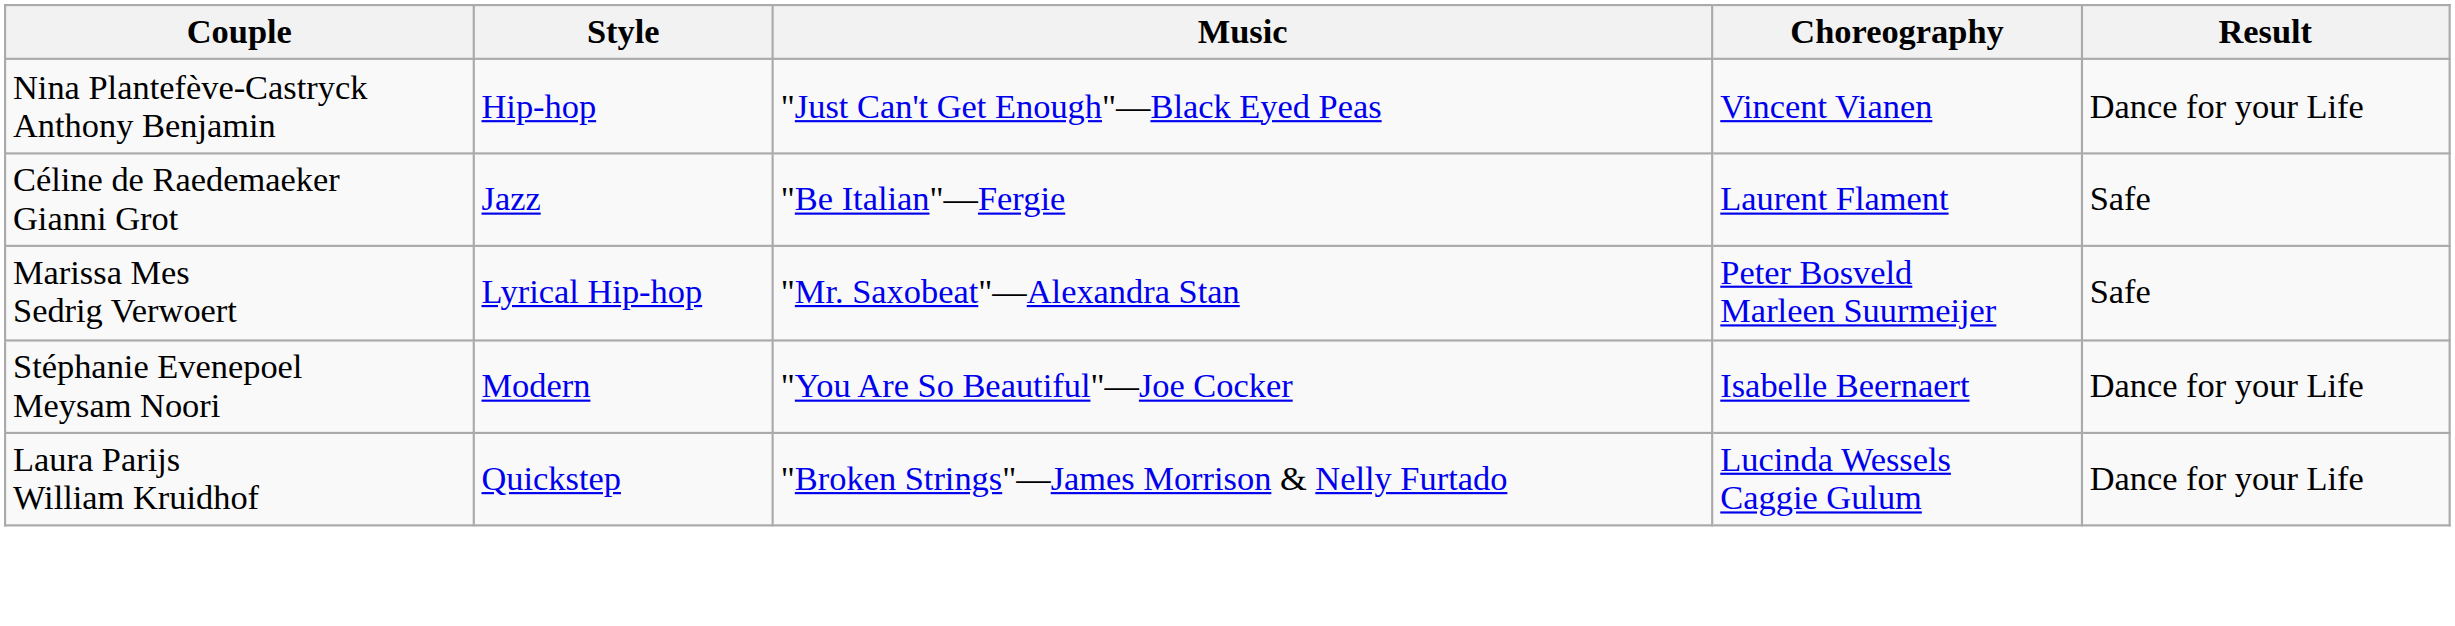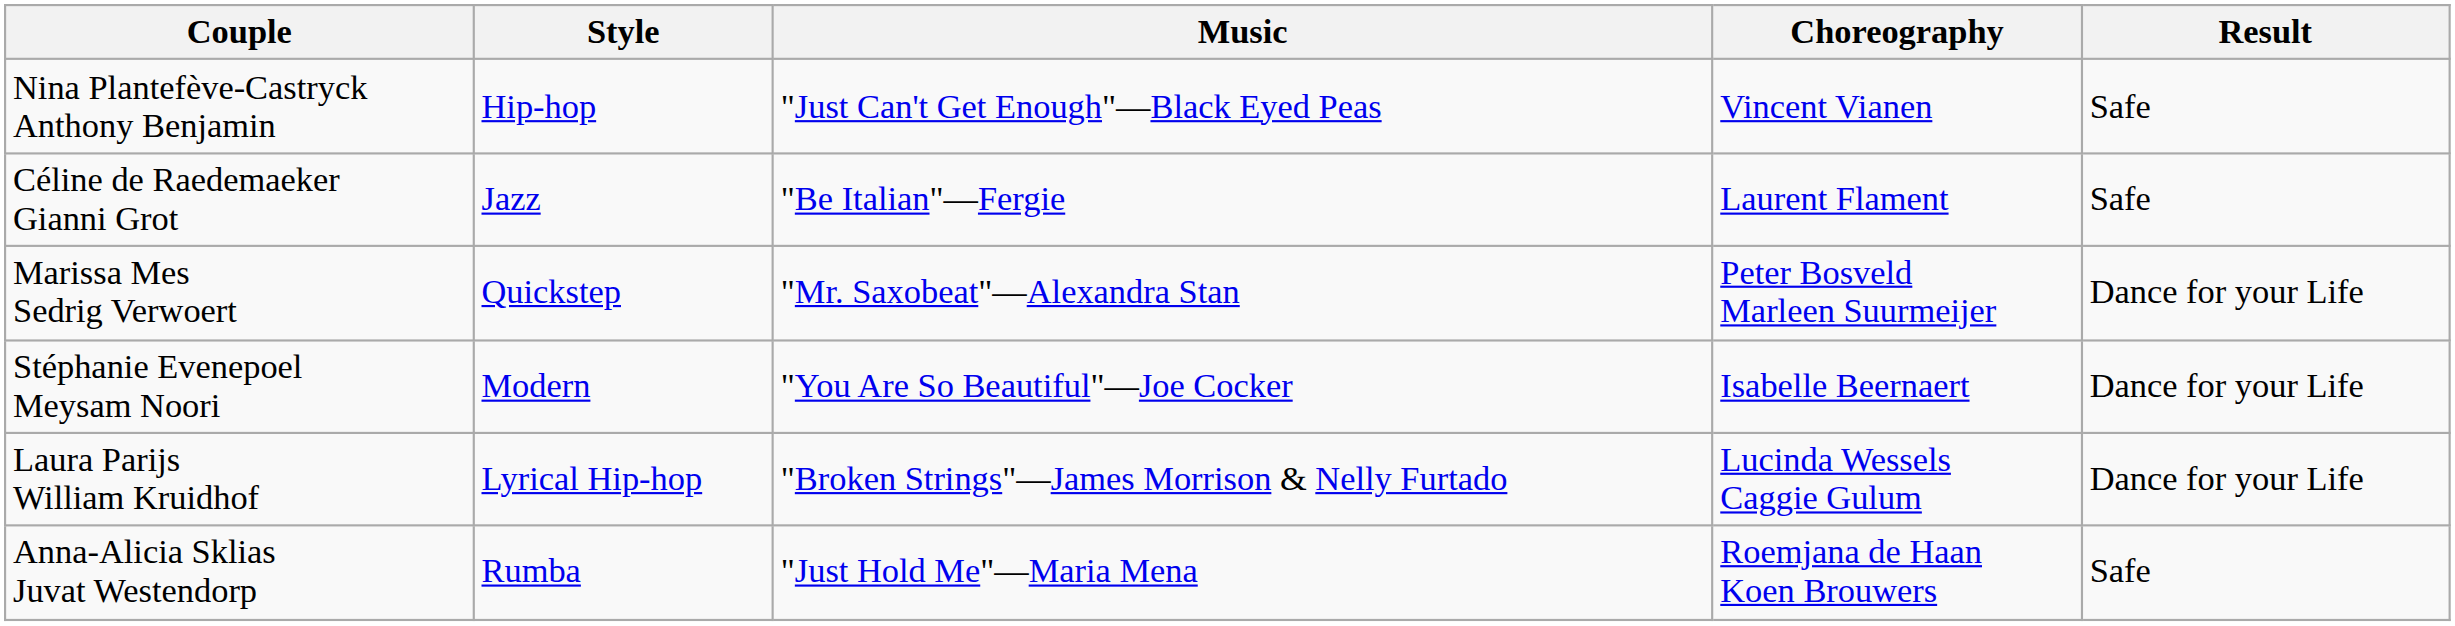(2227, 105) Dance for your Life -> (2120, 105) Safe
(592, 292) Lyrical Hip-hop -> (551, 292) Quickstep
(2120, 292) Safe -> (2227, 292) Dance for your Life
(551, 478) Quickstep -> (592, 478) Lyrical Hip-hop
+ row: (144, 571)
